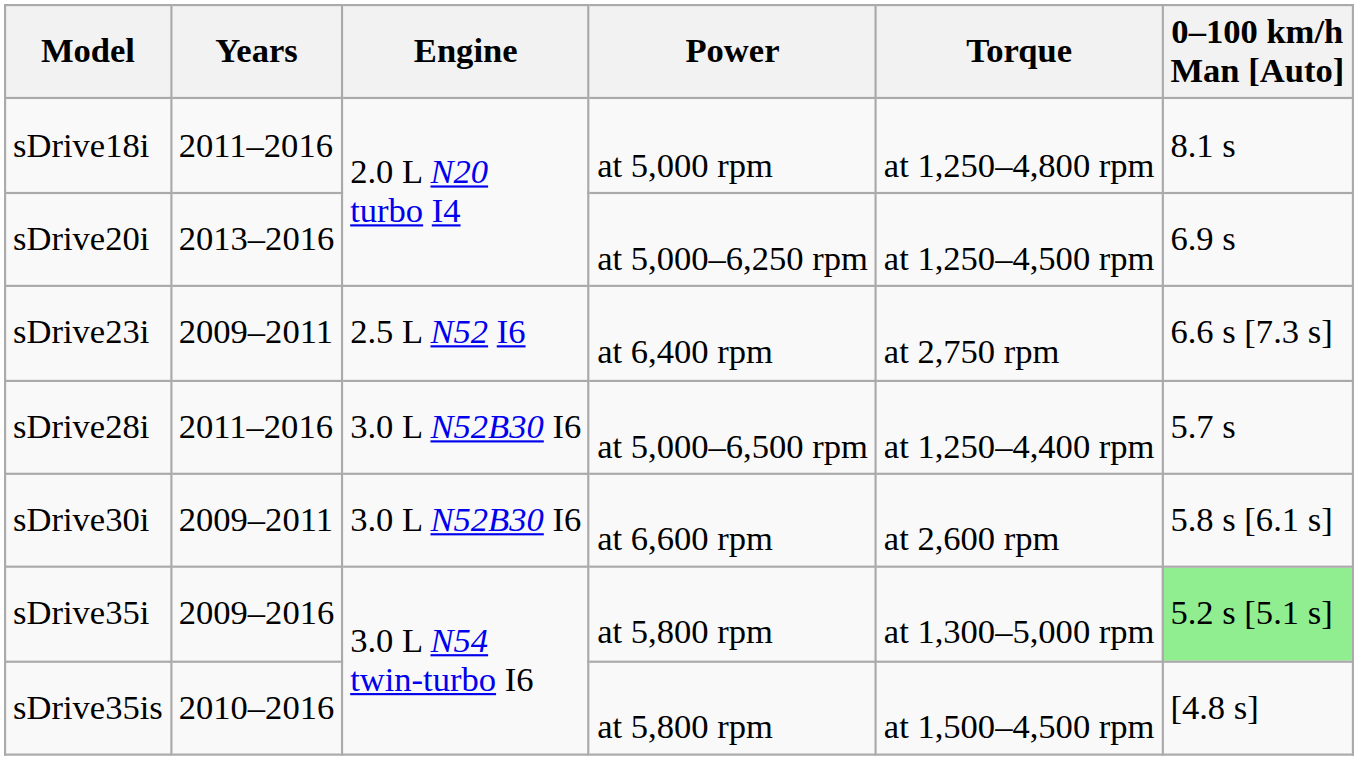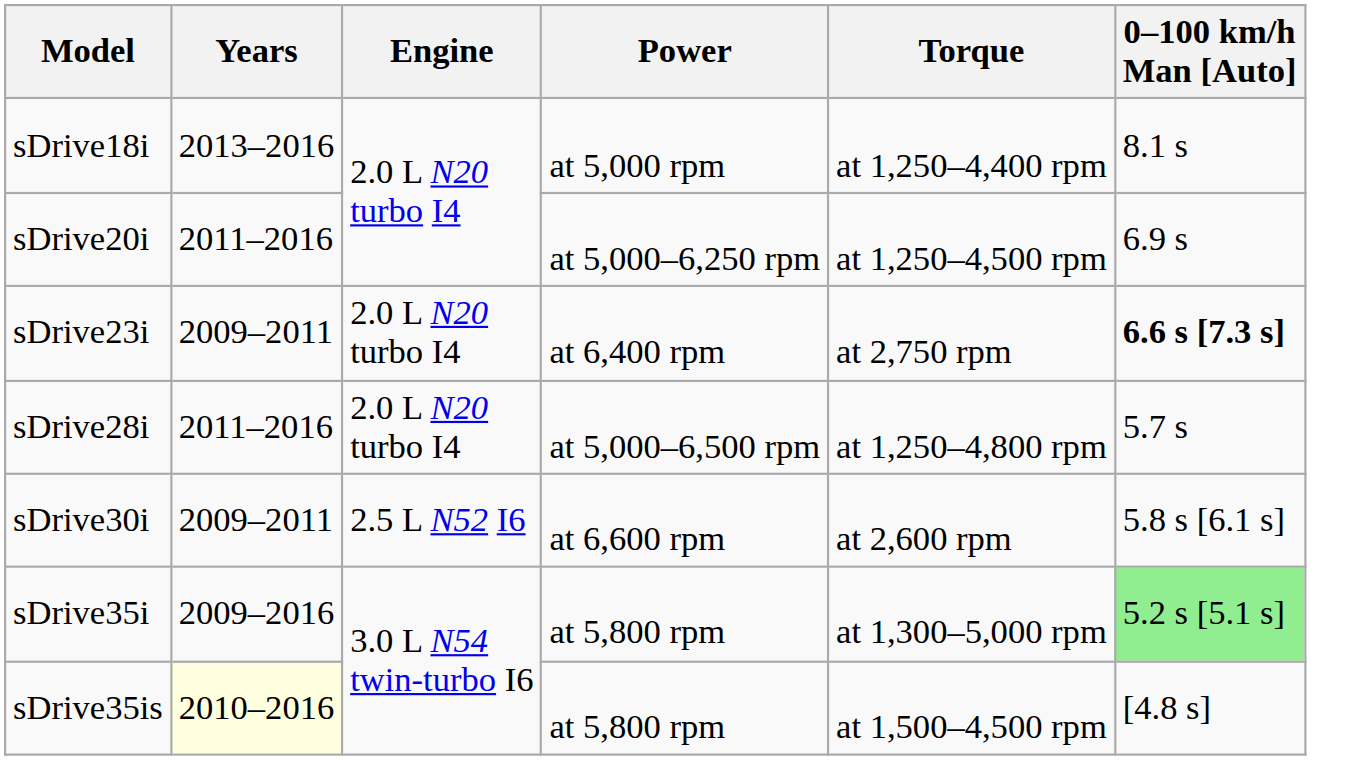(256, 145) 2011–2016 -> (256, 145) 2013–2016
(1019, 164) at 1,250–4,800 rpm -> (971, 164) at 1,250–4,400 rpm
(256, 238) 2013–2016 -> (256, 238) 2011–2016
(438, 332) 2.5 L N52 I6 -> (419, 332) 2.0 L N20 turbo I4
(1252, 332) normal -> (1204, 332) bold
(466, 426) 3.0 L N52B30 I6 -> (419, 426) 2.0 L N20 turbo I4
(1019, 445) at 1,250–4,400 rpm -> (971, 445) at 1,250–4,800 rpm
(466, 519) 3.0 L N52B30 I6 -> (438, 519) 2.5 L N52 I6
(256, 707) no background -> (256, 707) lightyellow background
